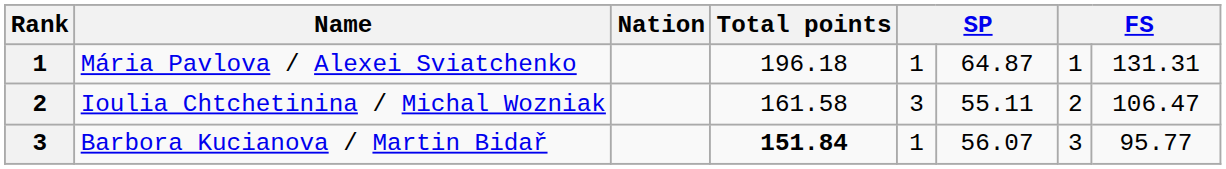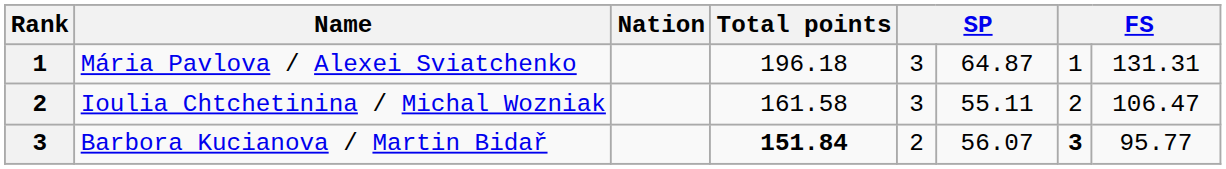(916, 64) 1 -> (916, 64) 3
(916, 144) 1 -> (916, 144) 2
(1075, 144) normal -> (1075, 144) bold
